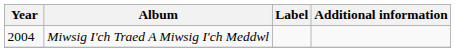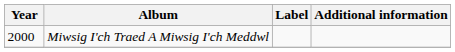(21, 36) 2004 -> (21, 36) 2000
